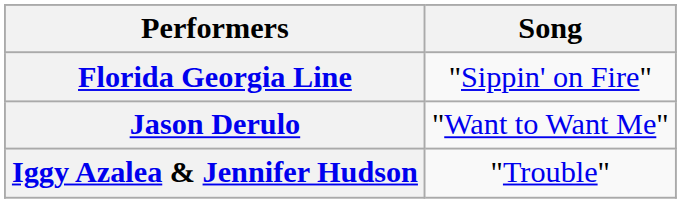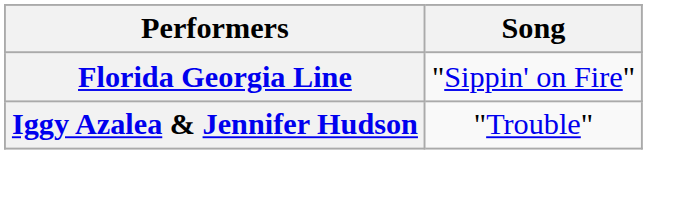- row: (215, 124)
